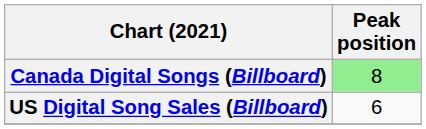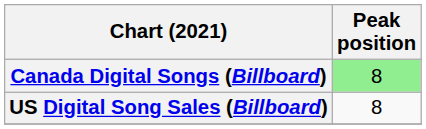(377, 107) 6 -> (377, 107) 8
